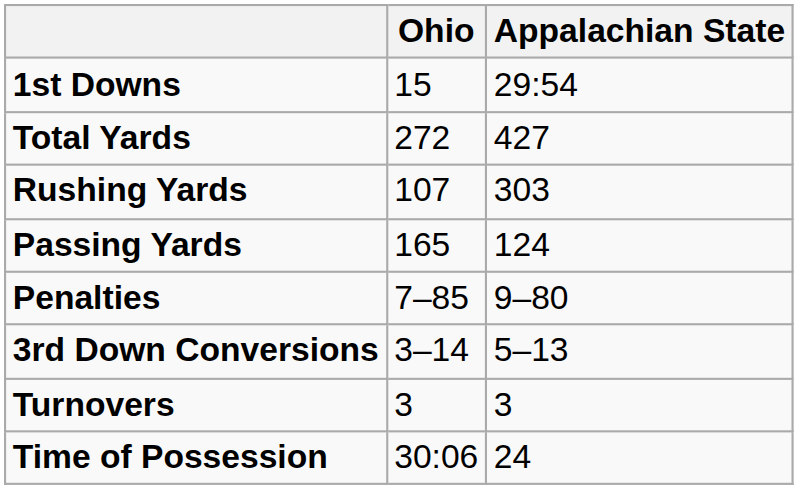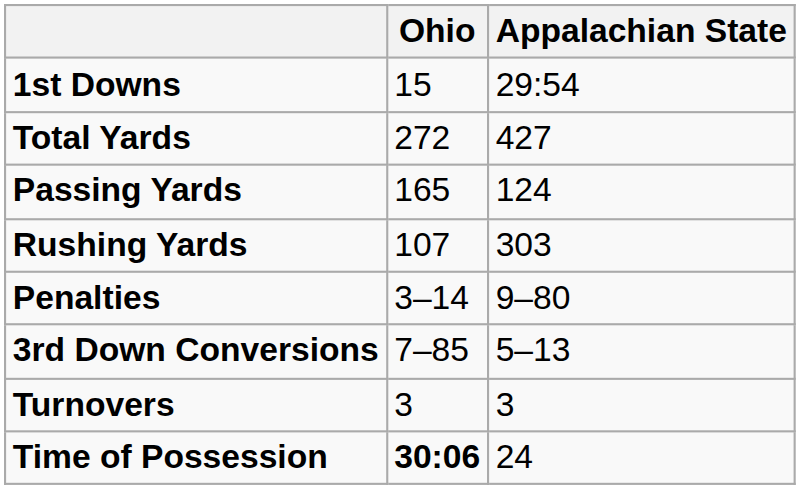rows swapped: (127, 244) <-> (130, 191)
(432, 297) 7–85 -> (432, 297) 3–14
(432, 350) 3–14 -> (432, 350) 7–85
(436, 457) normal -> (437, 457) bold
